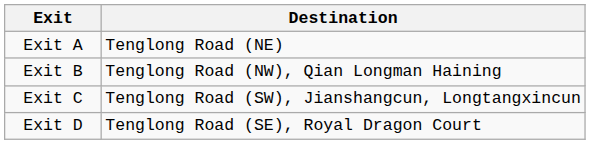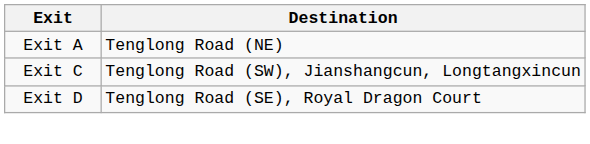- row: (53, 72)
